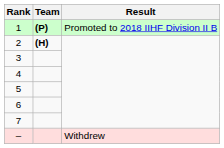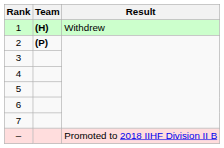(41, 27) (P) -> (42, 27) (H)
(141, 27) Promoted to 2018 IIHF Division II B -> (85, 27) Withdrew
(42, 43) (H) -> (41, 43) (P)
(85, 136) Withdrew -> (141, 136) Promoted to 2018 IIHF Division II B
